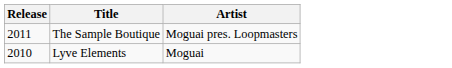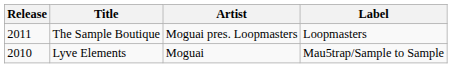+ column: (374, 14)
